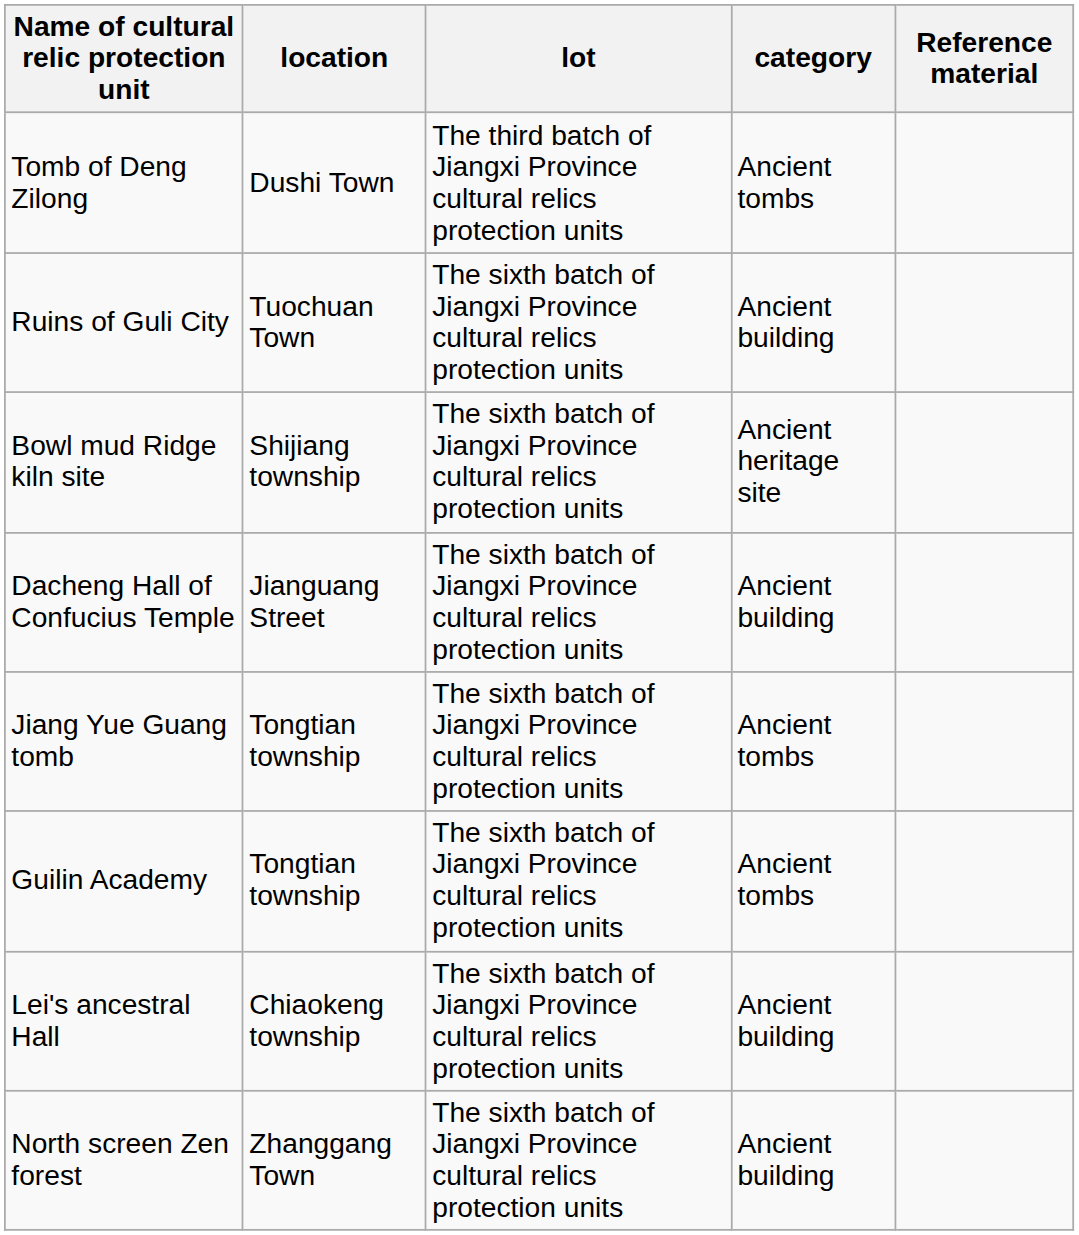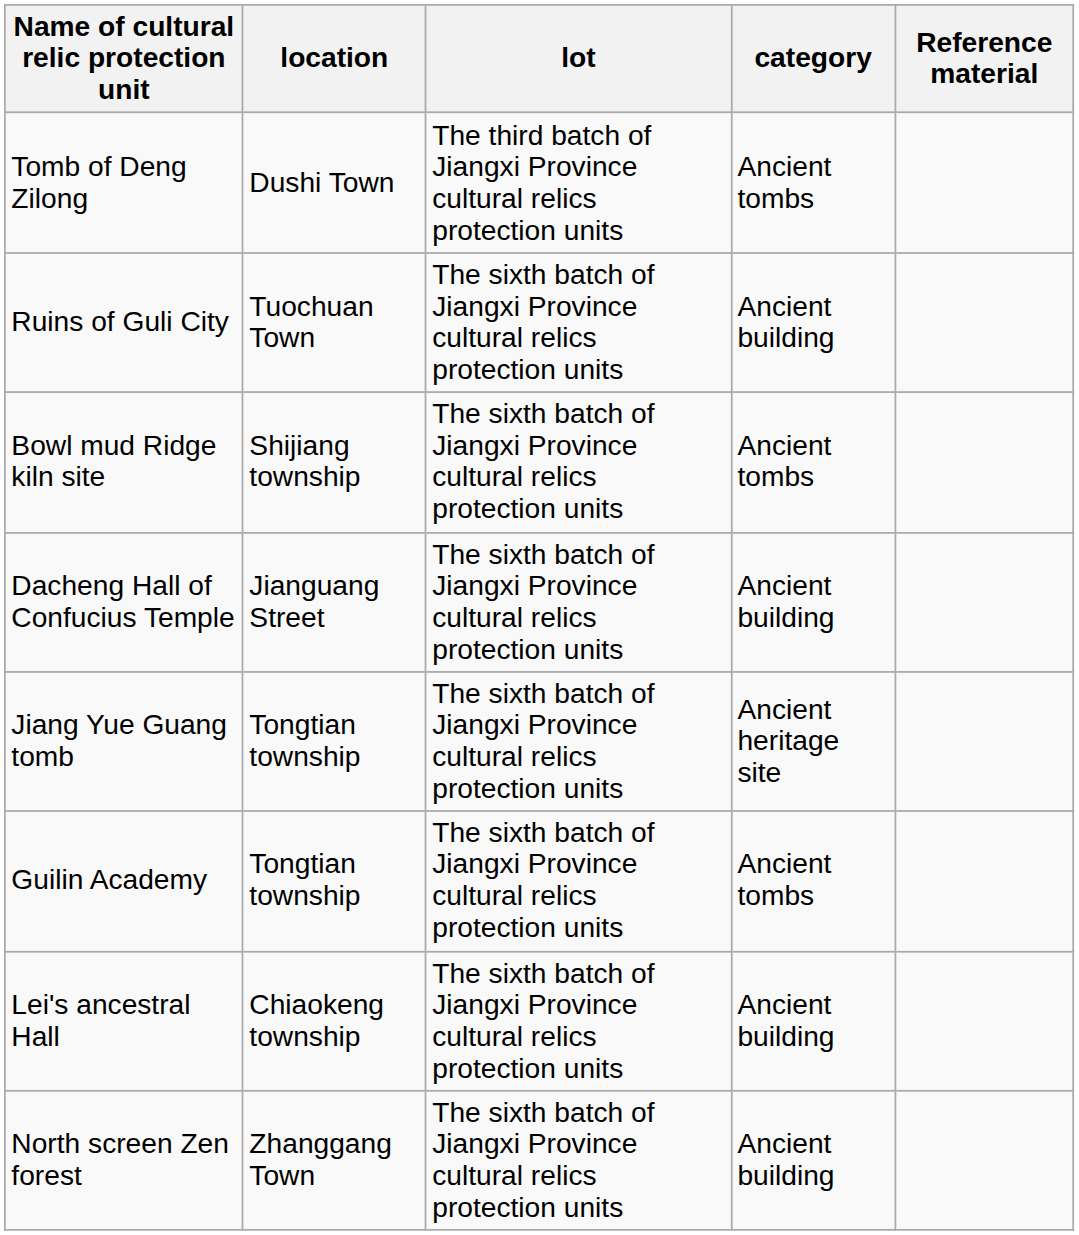(788, 461) Ancient heritage site -> (784, 461) Ancient tombs
(784, 741) Ancient tombs -> (788, 741) Ancient heritage site
